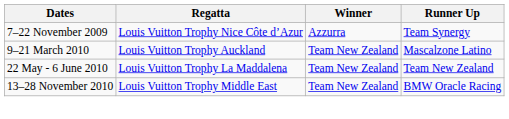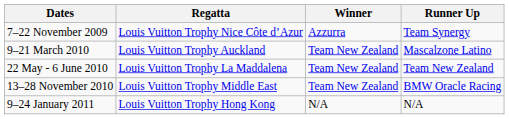+ row: (51, 104)
